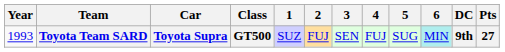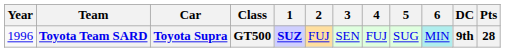(20, 36) 1993 -> (20, 36) 1996
(289, 36) normal -> (290, 36) bold
(488, 36) 27 -> (489, 36) 28
